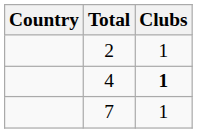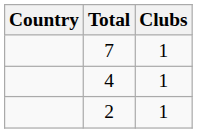rows swapped: (109, 111) <-> (109, 50)
(163, 81) bold -> (163, 81) normal
